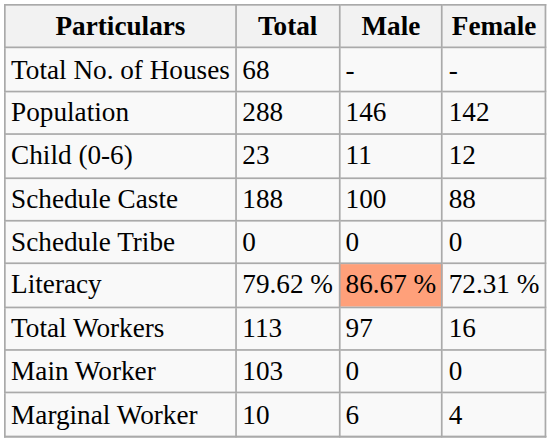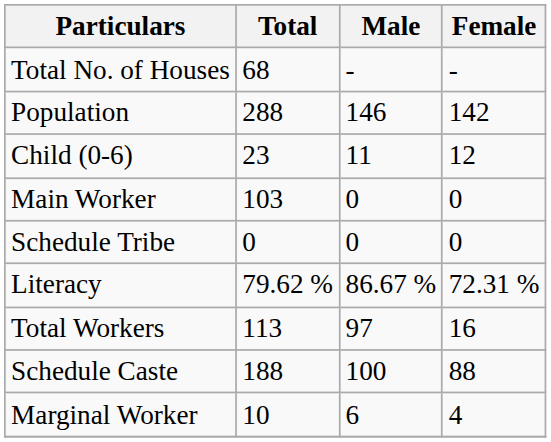rows swapped: (95, 198) <-> (83, 371)
(391, 284) lightsalmon background -> (391, 284) no background
